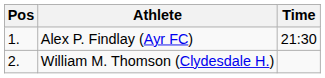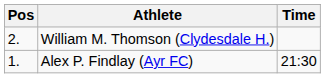rows swapped: (117, 38) <-> (158, 61)
